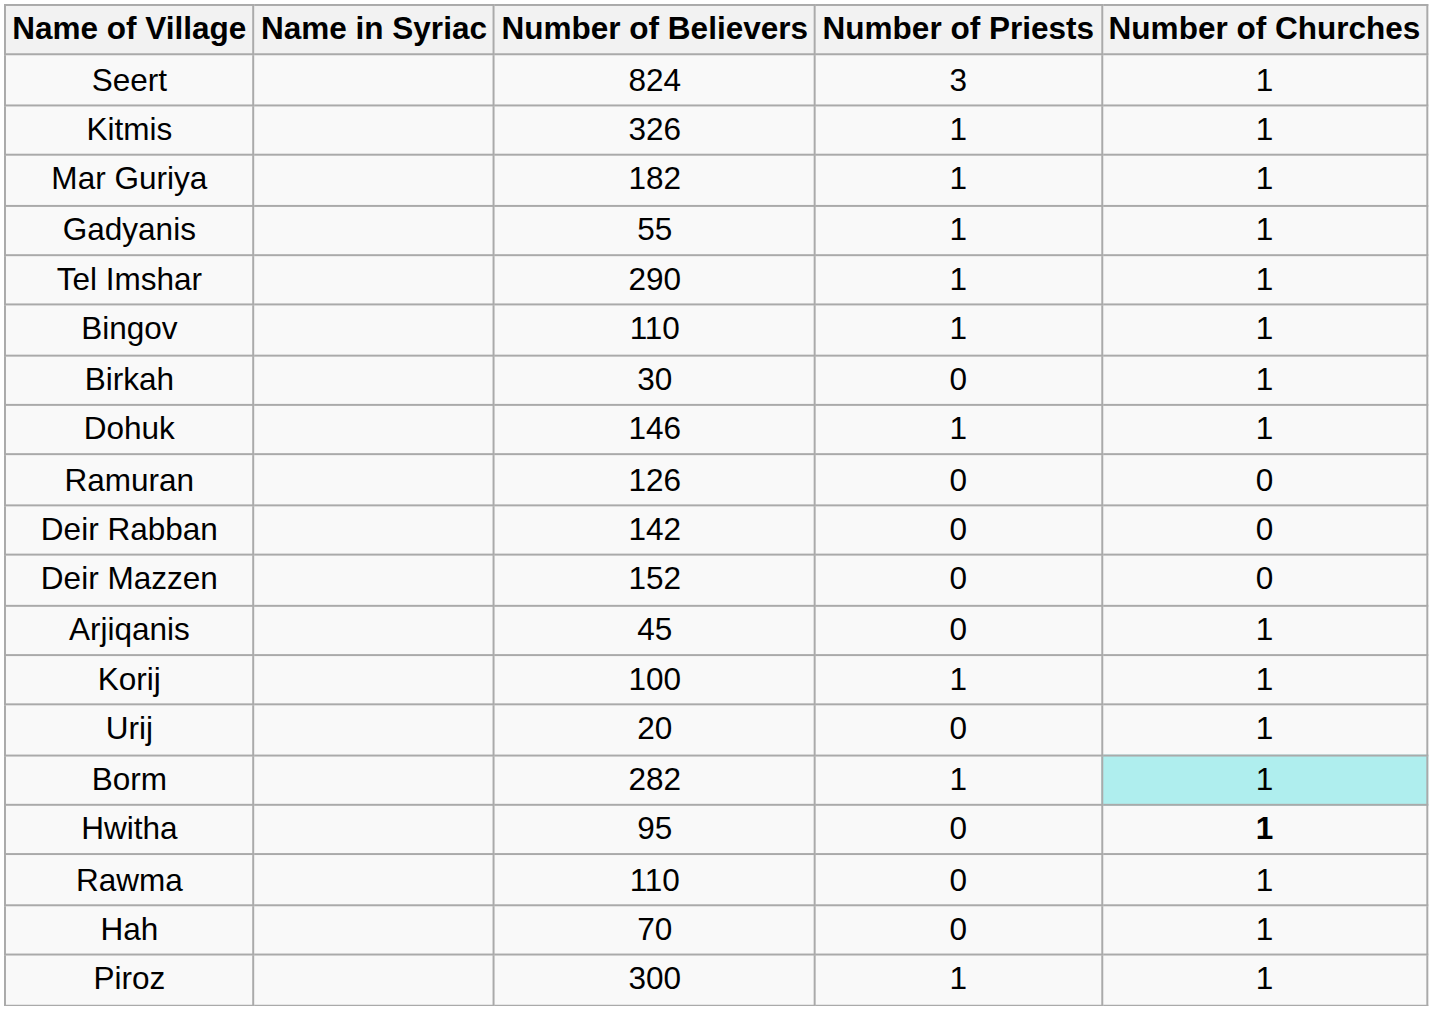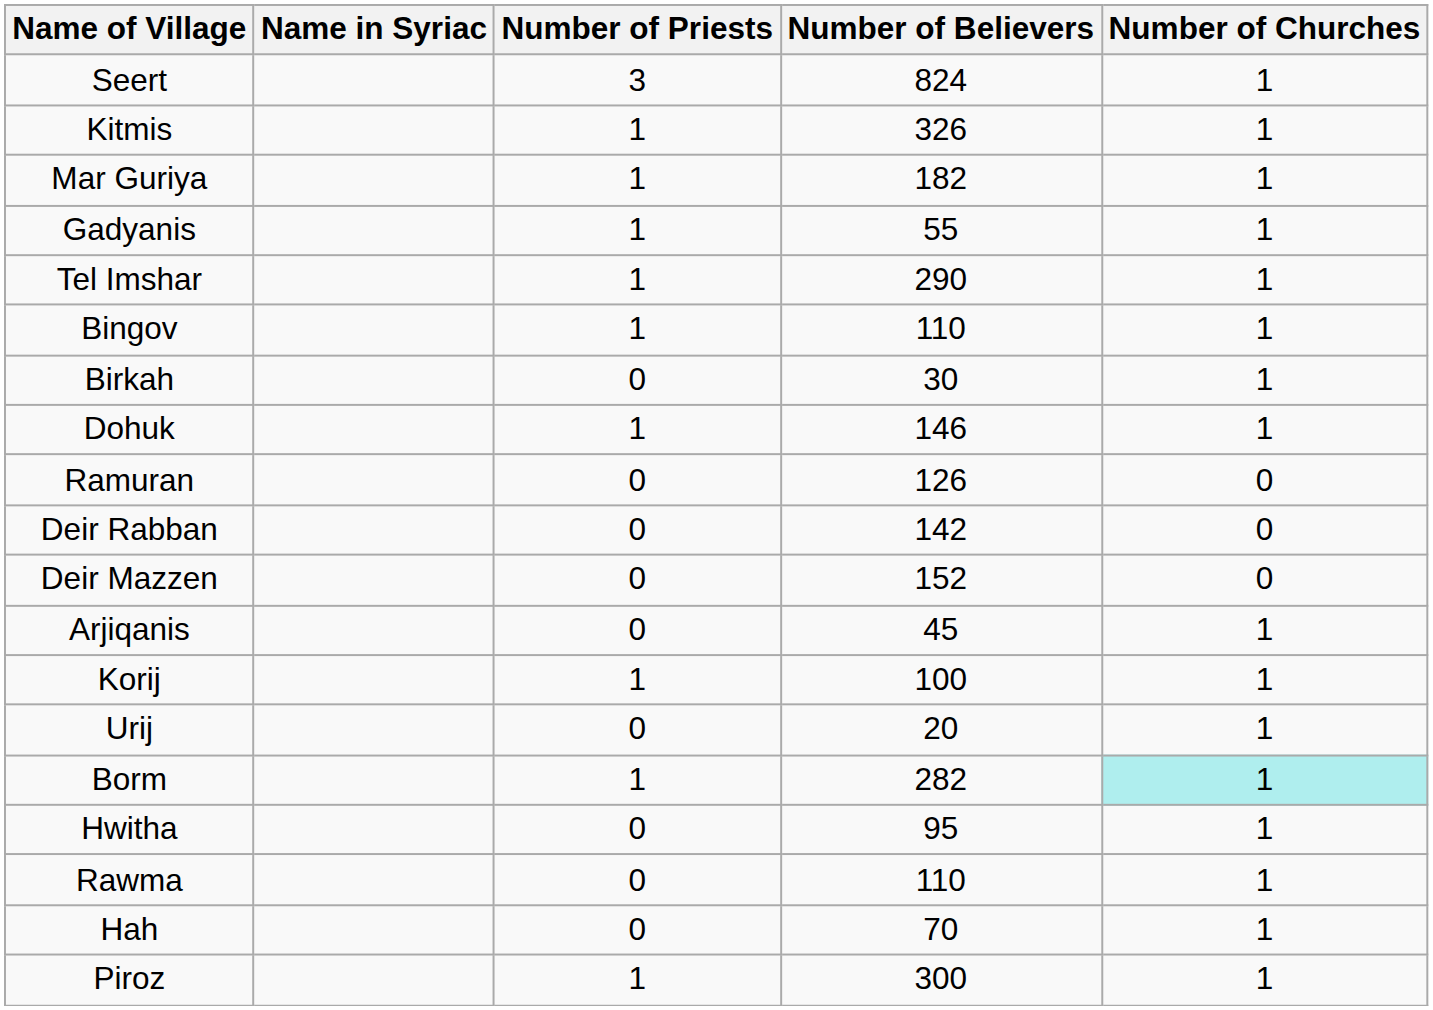columns swapped: (655, 29) <-> (958, 29)
(1264, 829) bold -> (1264, 829) normal
